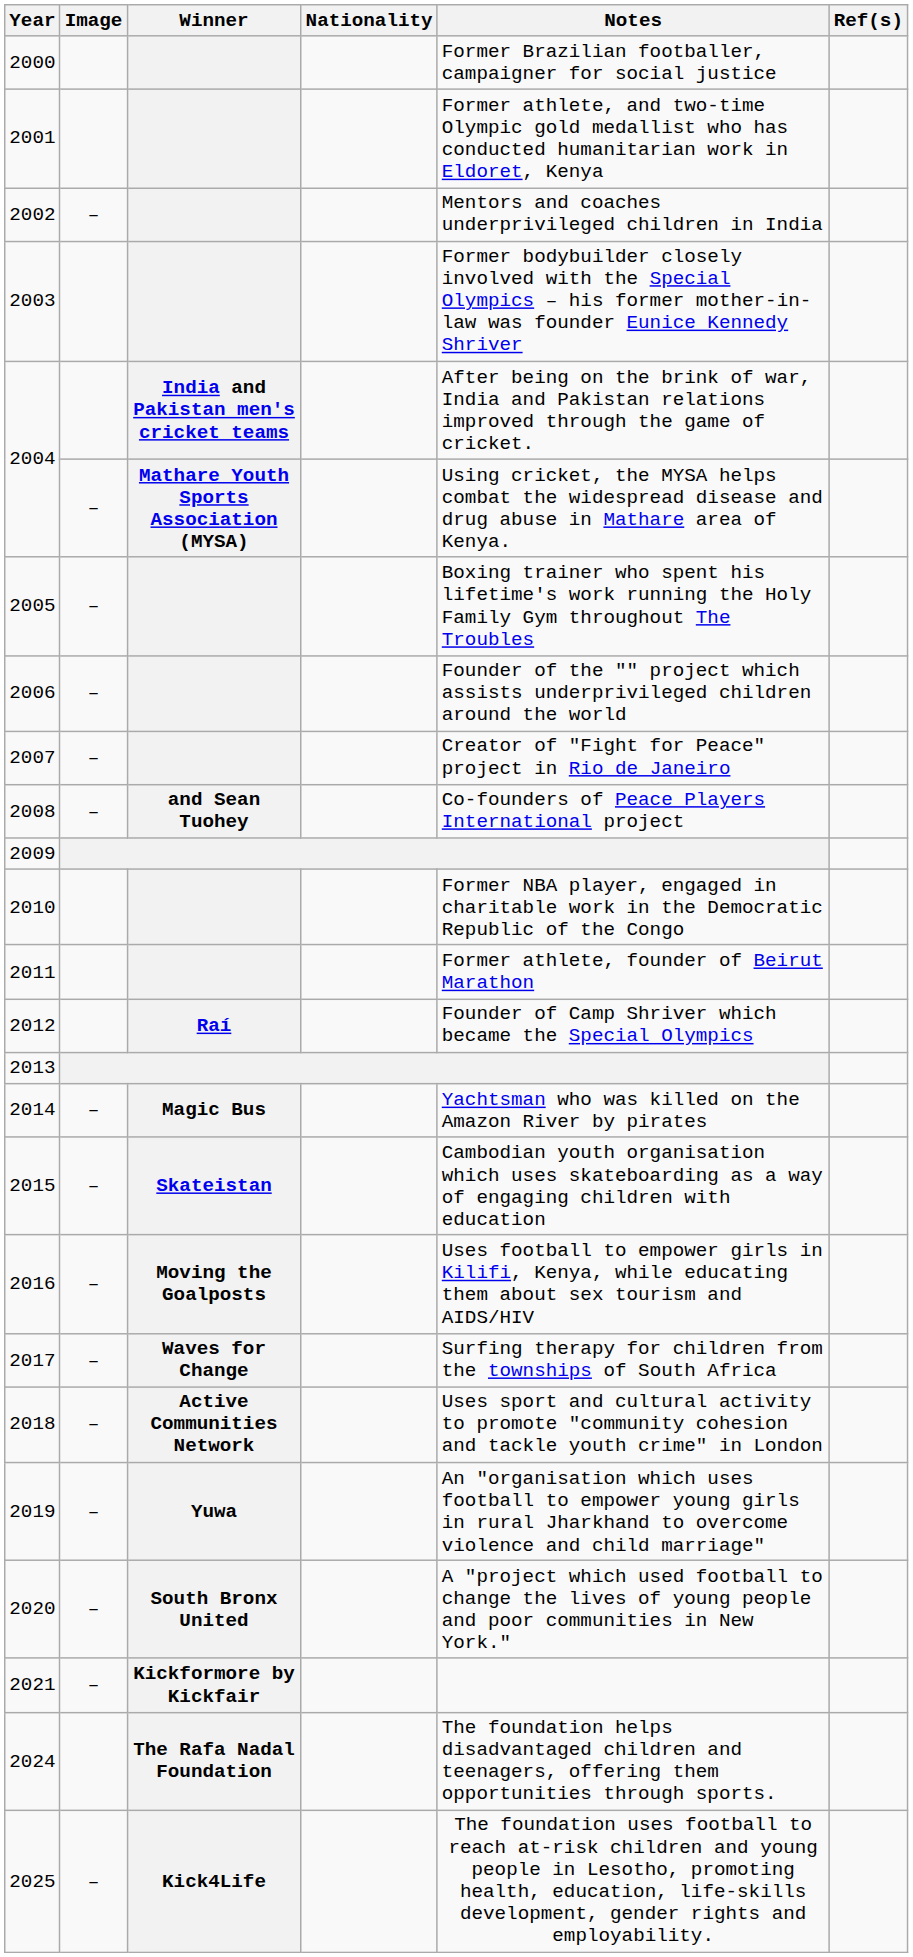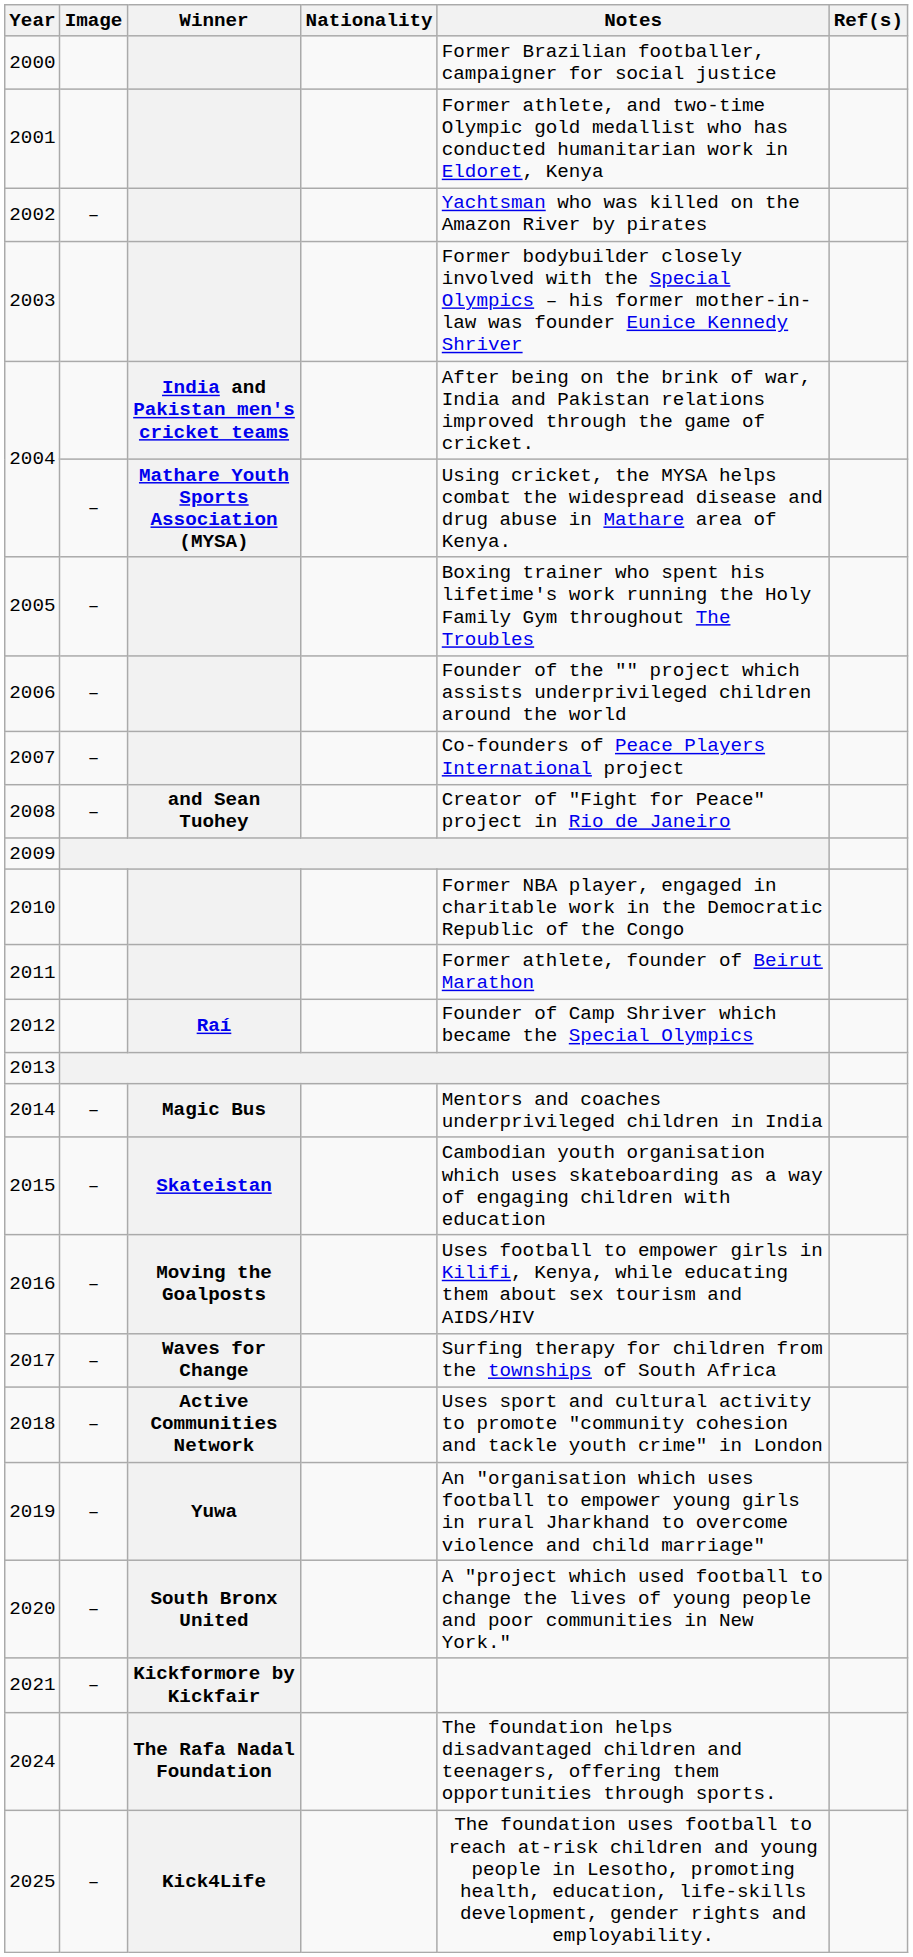(632, 214) Mentors and coaches underprivileged children in India -> (621, 214) Yachtsman who was killed on the Amazon River by pirates
(603, 758) Creator of "Fight for Peace" project in Rio de Janeiro -> (603, 758) Co-founders of Peace Players International project
(603, 811) Co-founders of Peace Players International project -> (603, 811) Creator of "Fight for Peace" project in Rio de Janeiro
(621, 1110) Yachtsman who was killed on the Amazon River by pirates -> (632, 1110) Mentors and coaches underprivileged children in India
